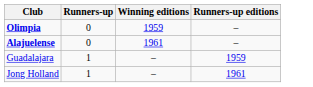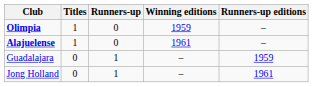+ column: (75, 12)
